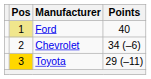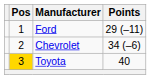(21, 29) khaki background -> (21, 29) no background
(124, 29) 40 -> (124, 29) 29 (–11)
(124, 62) 29 (–11) -> (124, 62) 40
